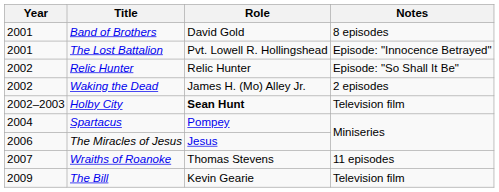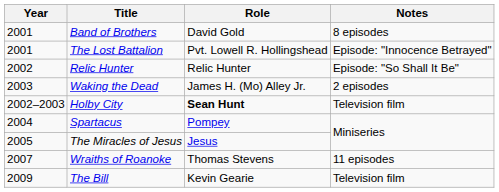(20, 86) 2002 -> (20, 86) 2003
(20, 141) 2006 -> (20, 141) 2005
